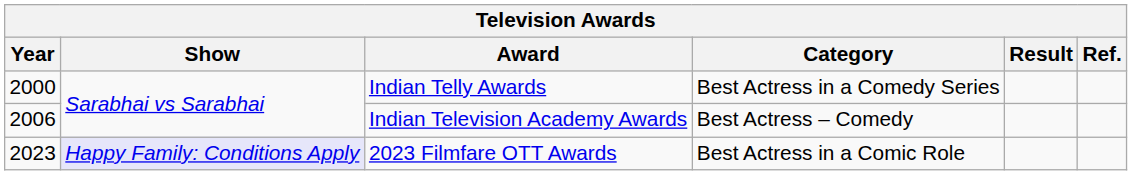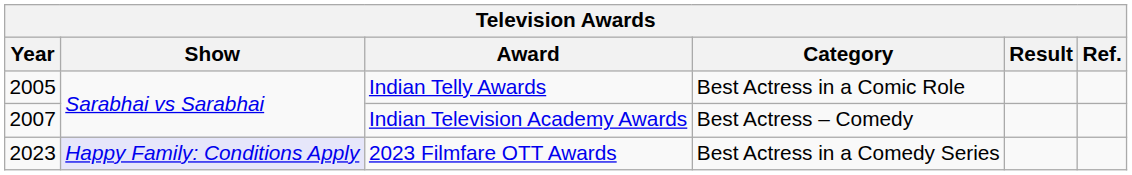(33, 86) 2000 -> (33, 86) 2005
(848, 86) Best Actress in a Comedy Series -> (831, 86) Best Actress in a Comic Role
(33, 119) 2006 -> (33, 119) 2007
(831, 152) Best Actress in a Comic Role -> (848, 152) Best Actress in a Comedy Series
